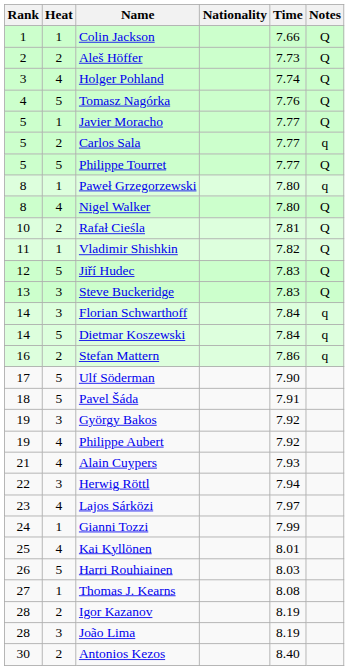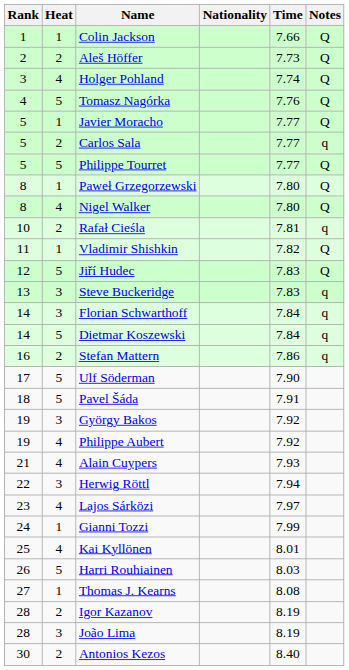(325, 185) q -> (325, 185) Q
(325, 228) Q -> (325, 228) q
(325, 292) Q -> (325, 292) q
